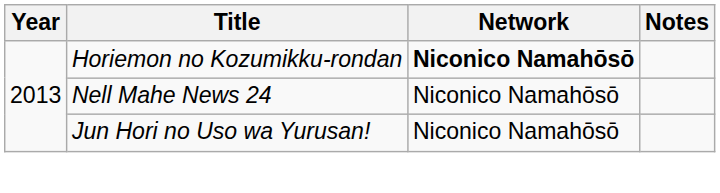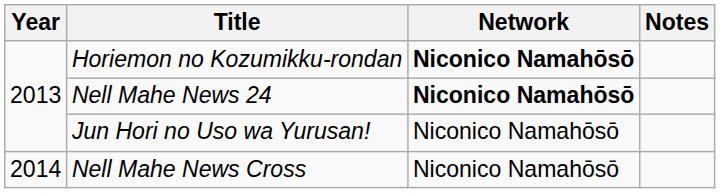(516, 95) normal -> (524, 95) bold
+ row: (189, 168)
